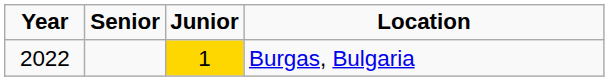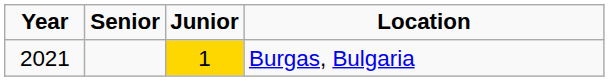(45, 57) 2022 -> (45, 57) 2021
